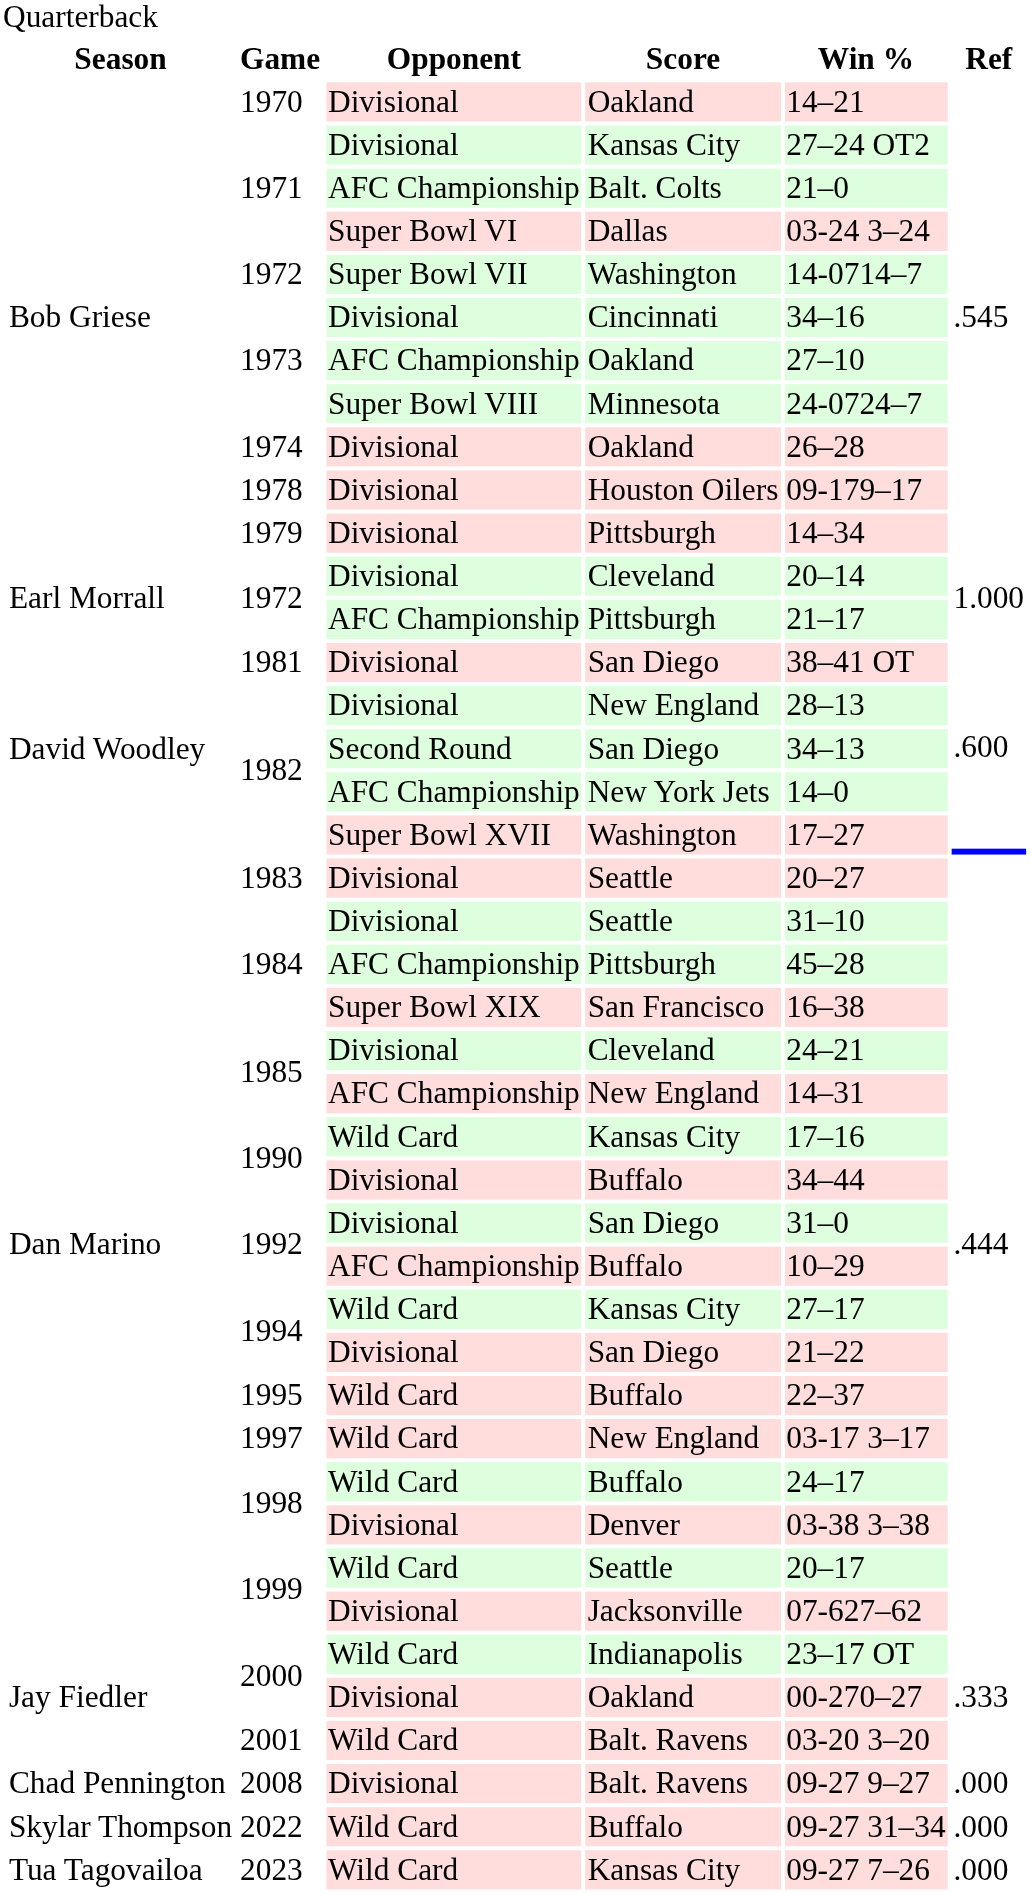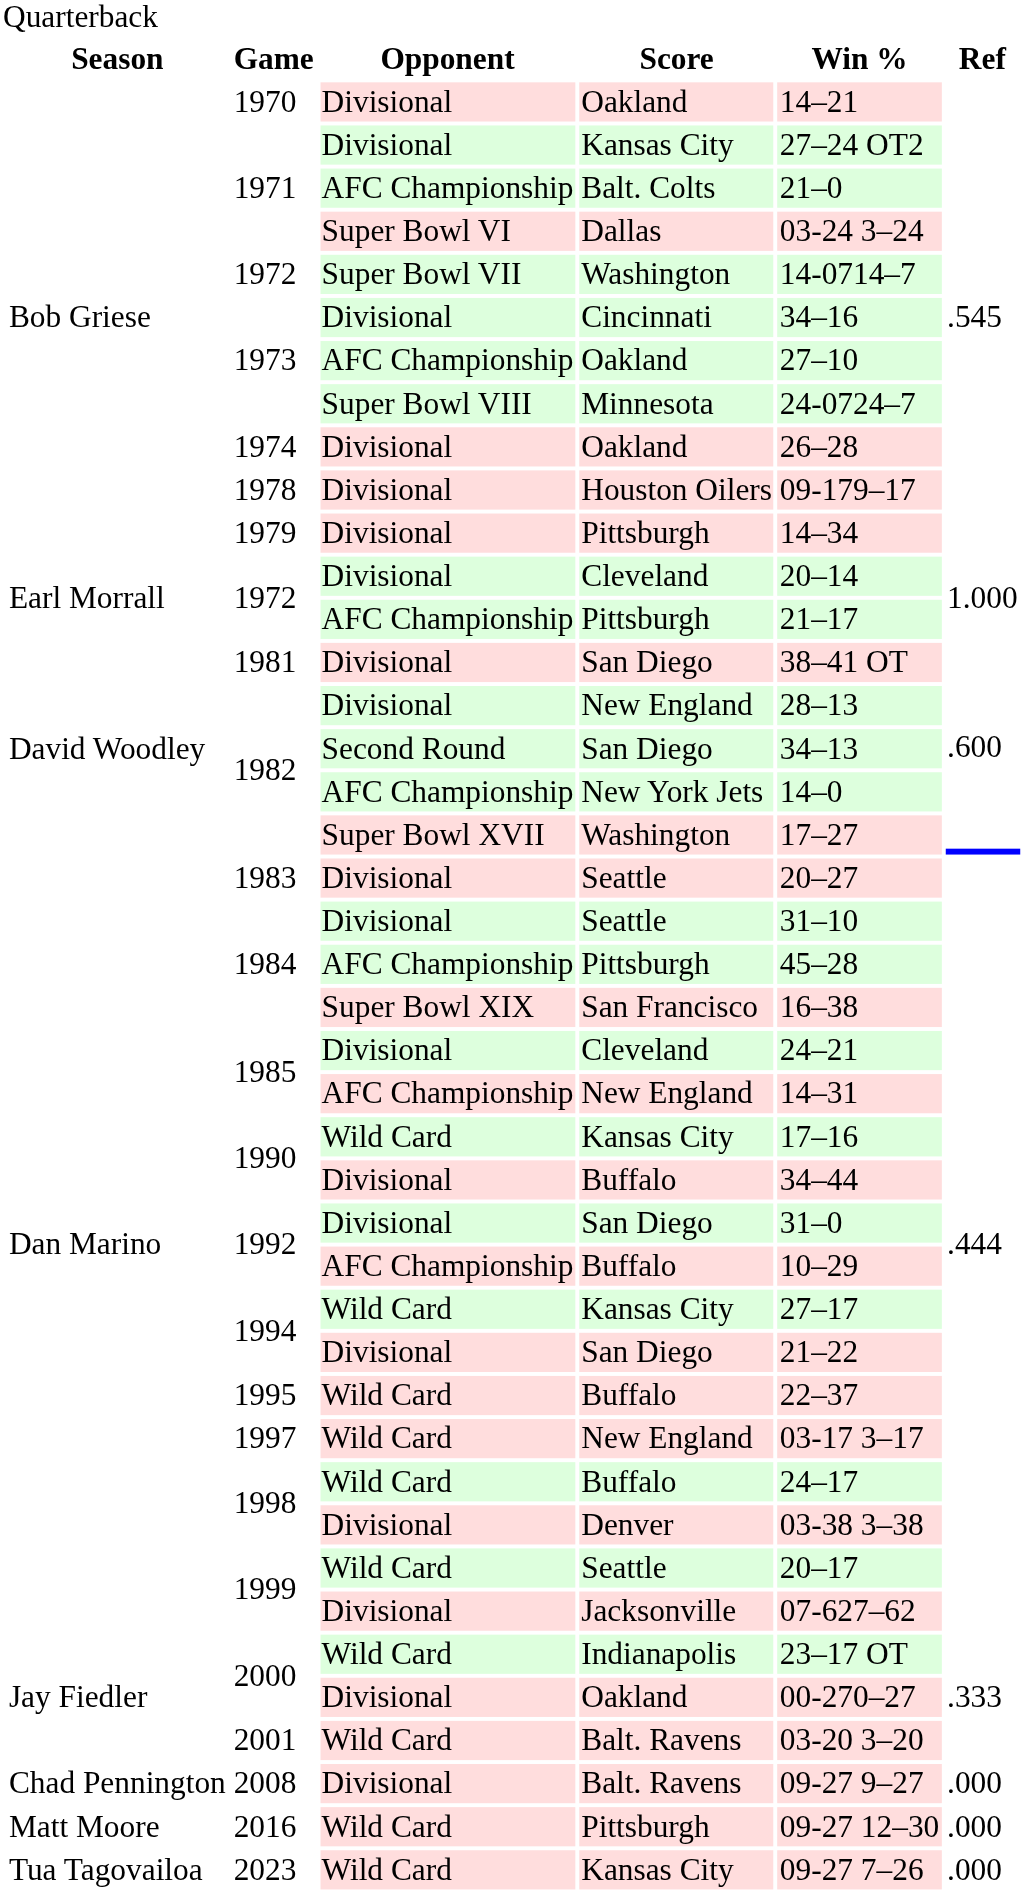+ row: (265, 1826)
- row: (271, 1826)
